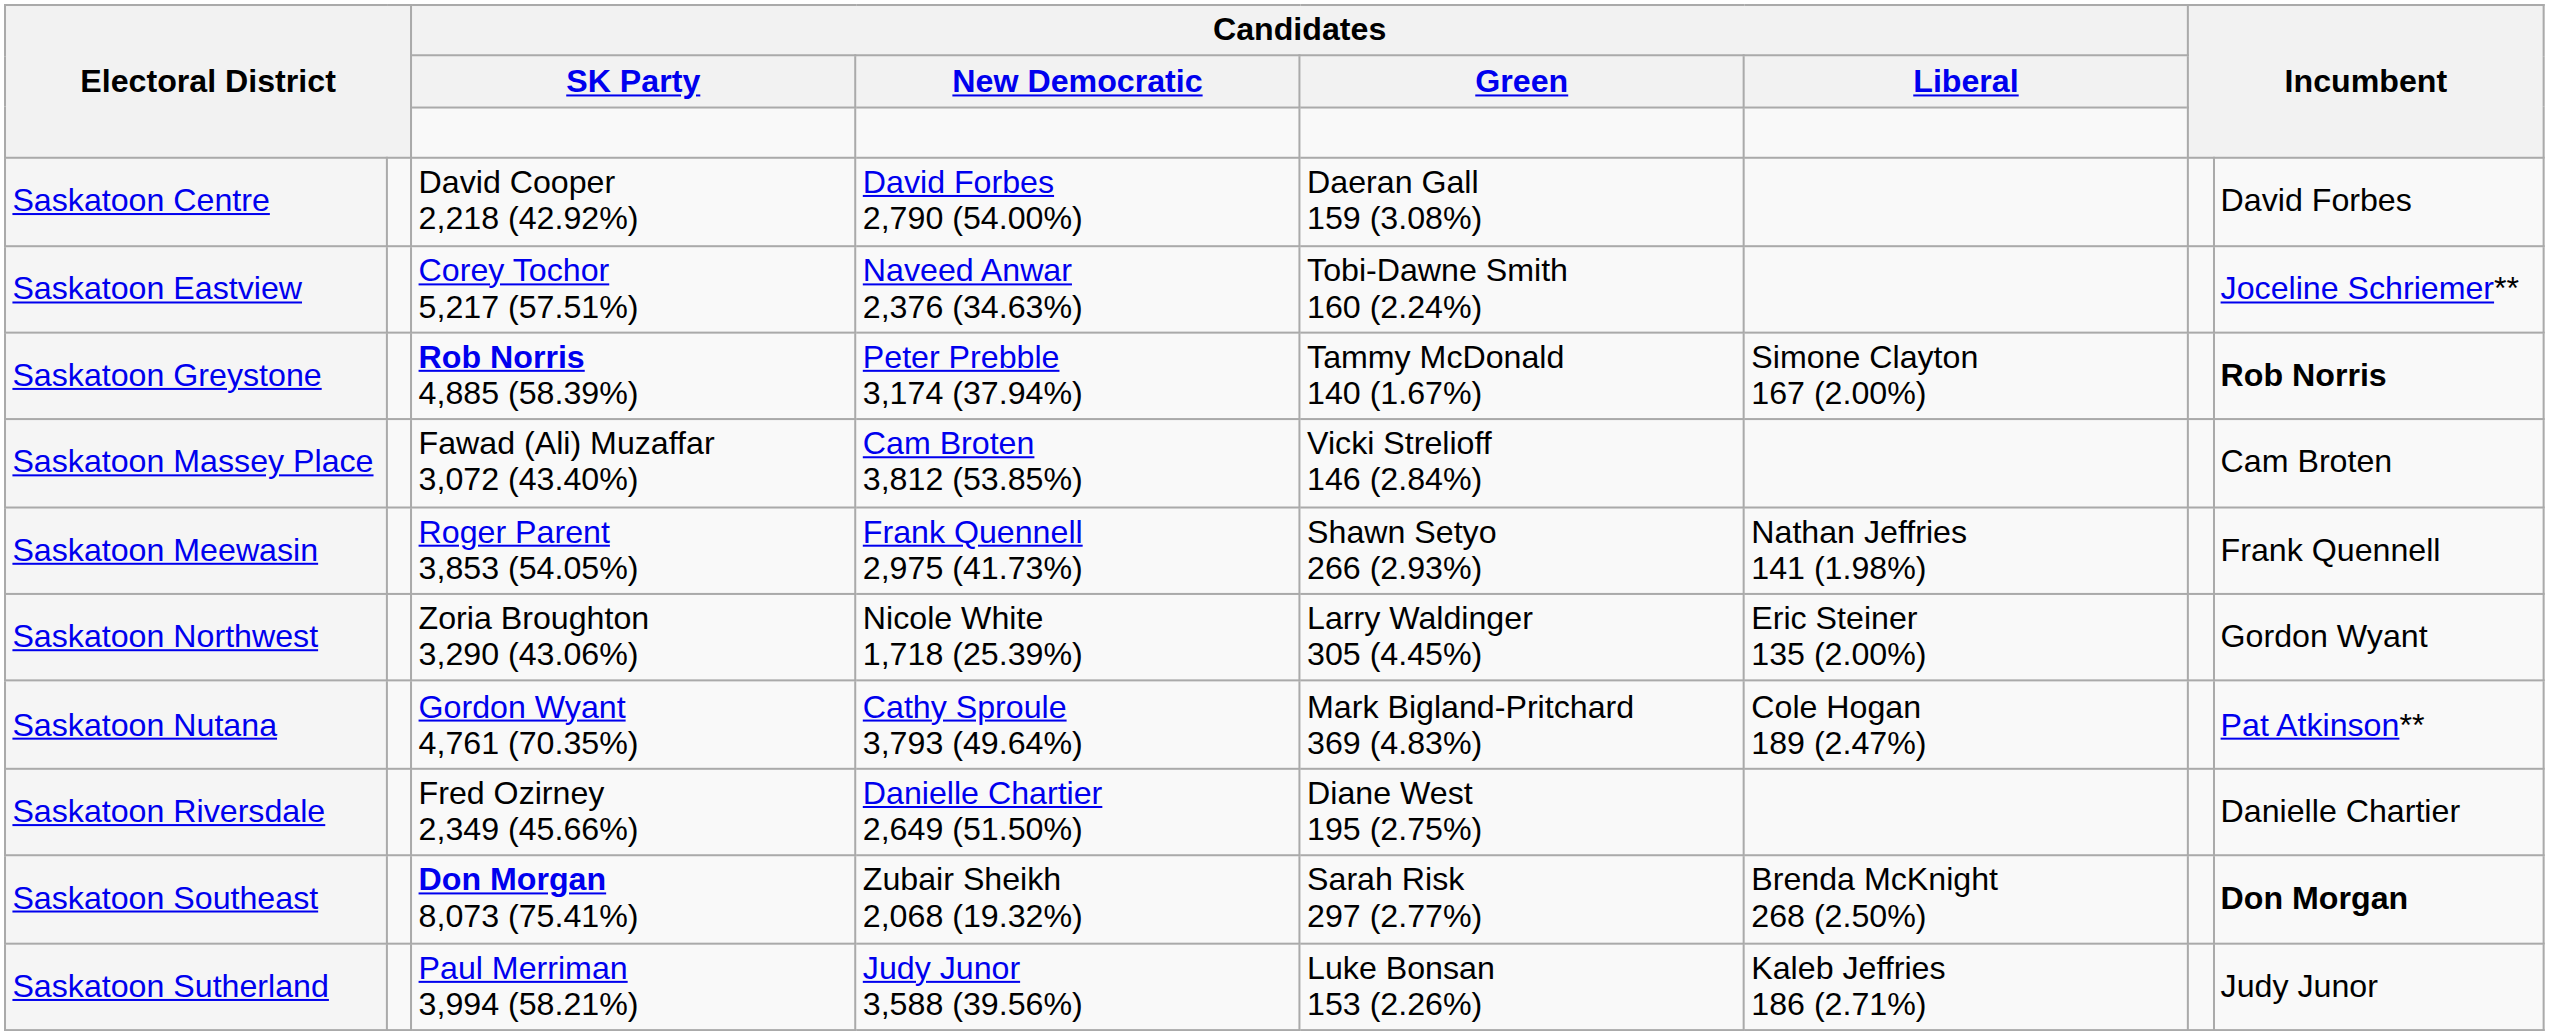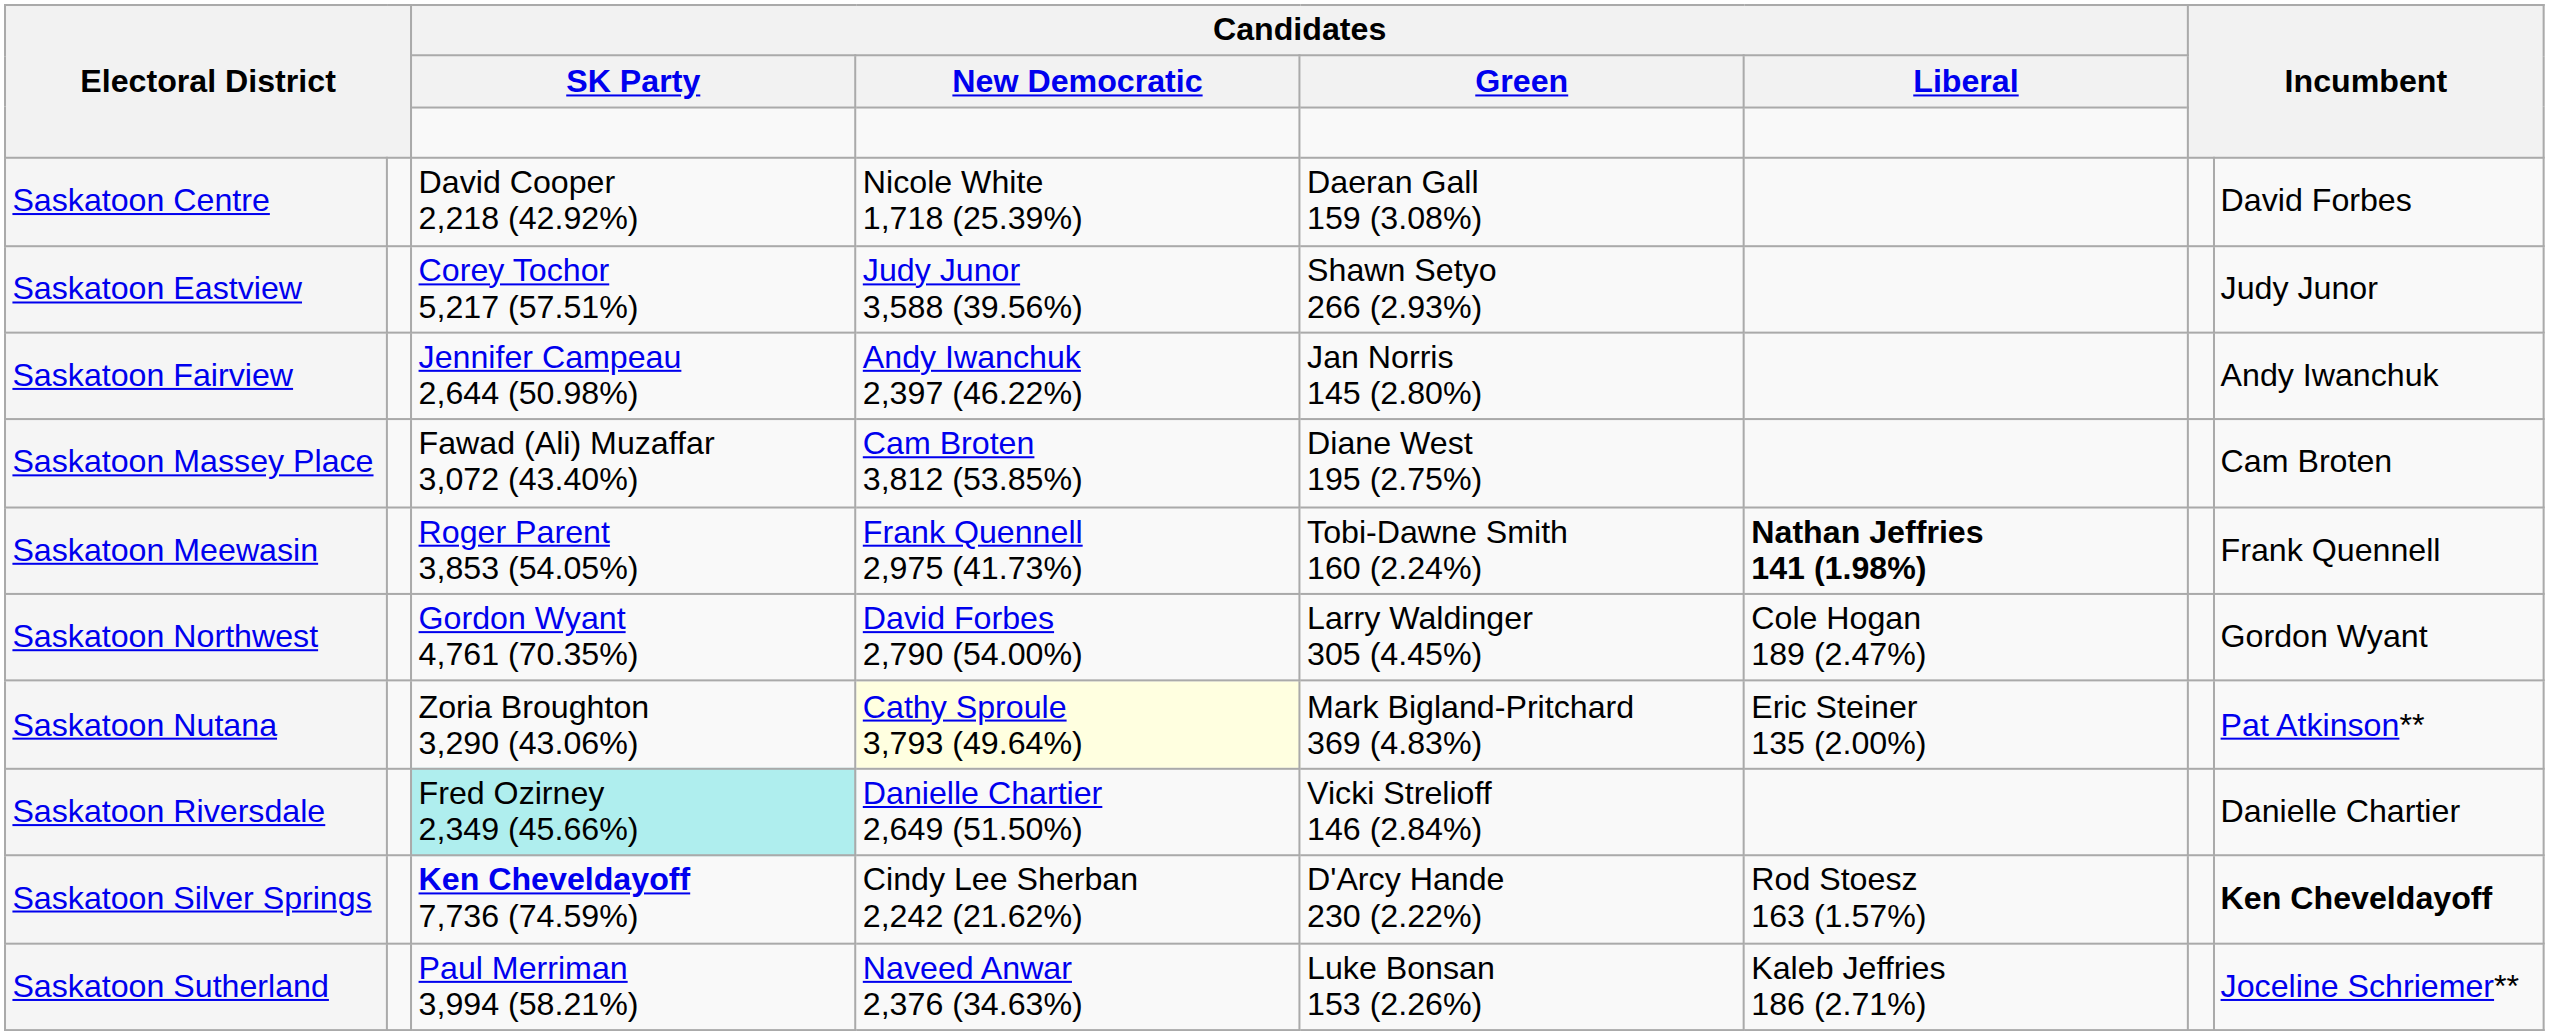(973, 201) David Forbes 2,790 (54.00%) -> (973, 201) Nicole White 1,718 (25.39%)
(973, 288) Naveed Anwar 2,376 (34.63%) -> (973, 288) Judy Junor 3,588 (39.56%)
(1438, 288) Tobi-Dawne Smith 160 (2.24%) -> (1402, 288) Shawn Setyo 266 (2.93%)
(2370, 288) Joceline Schriemer** -> (2299, 288) Judy Junor
+ row: (153, 375)
- row: (167, 375)
(1399, 462) Vicki Strelioff 146 (2.84%) -> (1395, 462) Diane West 195 (2.75%)
(1402, 549) Shawn Setyo 266 (2.93%) -> (1438, 549) Tobi-Dawne Smith 160 (2.24%)
(1859, 549) normal -> (1867, 549) bold
(534, 637) Zoria Broughton 3,290 (43.06%) -> (529, 637) Gordon Wyant 4,761 (70.35%)
(973, 637) Nicole White 1,718 (25.39%) -> (973, 637) David Forbes 2,790 (54.00%)
(1839, 637) Eric Steiner 135 (2.00%) -> (1839, 637) Cole Hogan 189 (2.47%)
(529, 724) Gordon Wyant 4,761 (70.35%) -> (534, 724) Zoria Broughton 3,290 (43.06%)
(973, 724) no background -> (973, 724) lightyellow background
(1839, 724) Cole Hogan 189 (2.47%) -> (1839, 724) Eric Steiner 135 (2.00%)
(529, 811) no background -> (529, 811) paleturquoise background
(1395, 811) Diane West 195 (2.75%) -> (1399, 811) Vicki Strelioff 146 (2.84%)
+ row: (192, 898)
- row: (165, 898)
(973, 985) Judy Junor 3,588 (39.56%) -> (973, 985) Naveed Anwar 2,376 (34.63%)
(2299, 985) Judy Junor -> (2370, 985) Joceline Schriemer**
